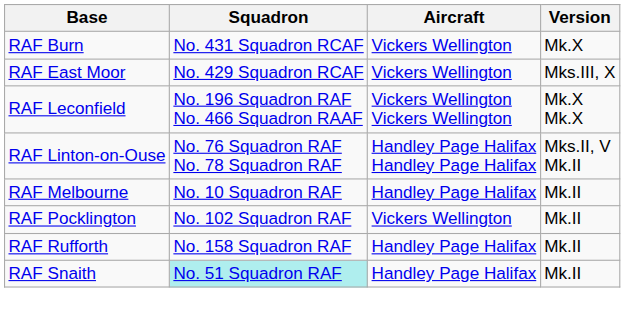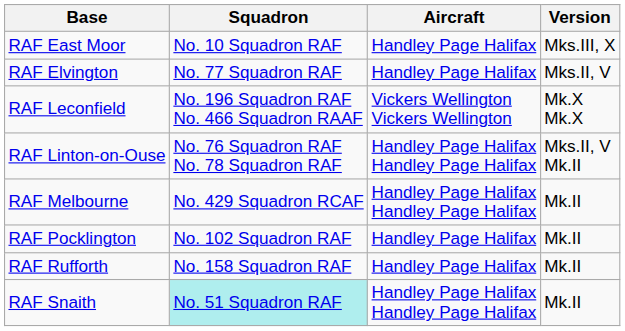- row: (46, 45)
(269, 72) No. 429 Squadron RCAF -> (258, 45) No. 10 Squadron RAF
(442, 72) Vickers Wellington -> (454, 45) Handley Page Halifax
+ row: (63, 72)
(258, 192) No. 10 Squadron RAF -> (269, 201) No. 429 Squadron RCAF
(454, 192) Handley Page Halifax -> (454, 201) Handley Page Halifax Handley Page Halifax
(442, 219) Vickers Wellington -> (454, 238) Handley Page Halifax
(454, 273) Handley Page Halifax -> (454, 302) Handley Page Halifax Handley Page Halifax
